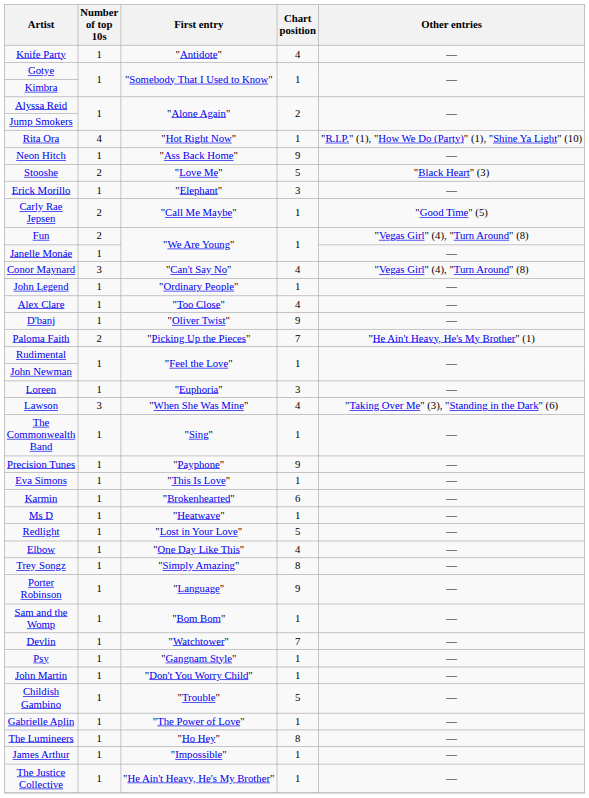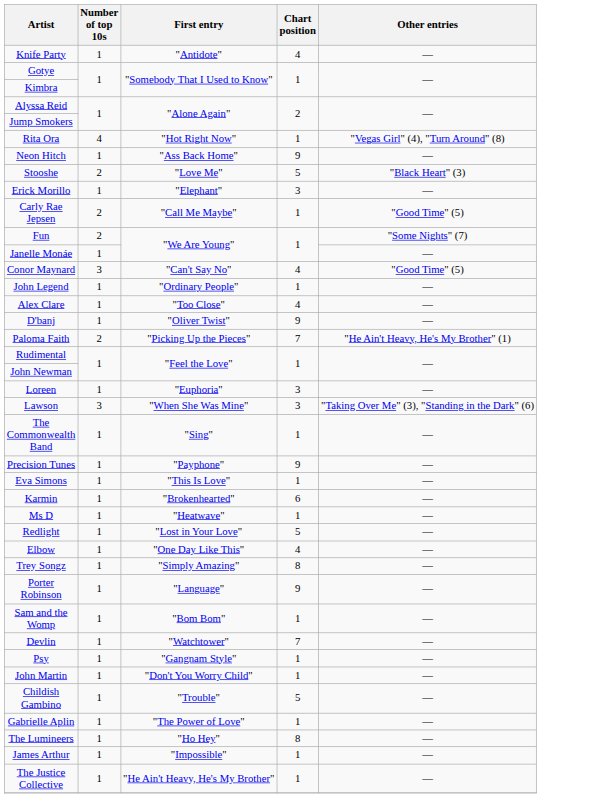(452, 139) "R.I.P." (1), "How We Do (Party)" (1), "Shine Ya Light" (10) -> (428, 139) "Vegas Girl" (4), "Turn Around" (8)
(452, 236) "Vegas Girl" (4), "Turn Around" (8) -> (428, 236) "Some Nights" (7)
(452, 270) "Vegas Girl" (4), "Turn Around" (8) -> (428, 270) "Good Time" (5)
(298, 406) 4 -> (298, 406) 3
